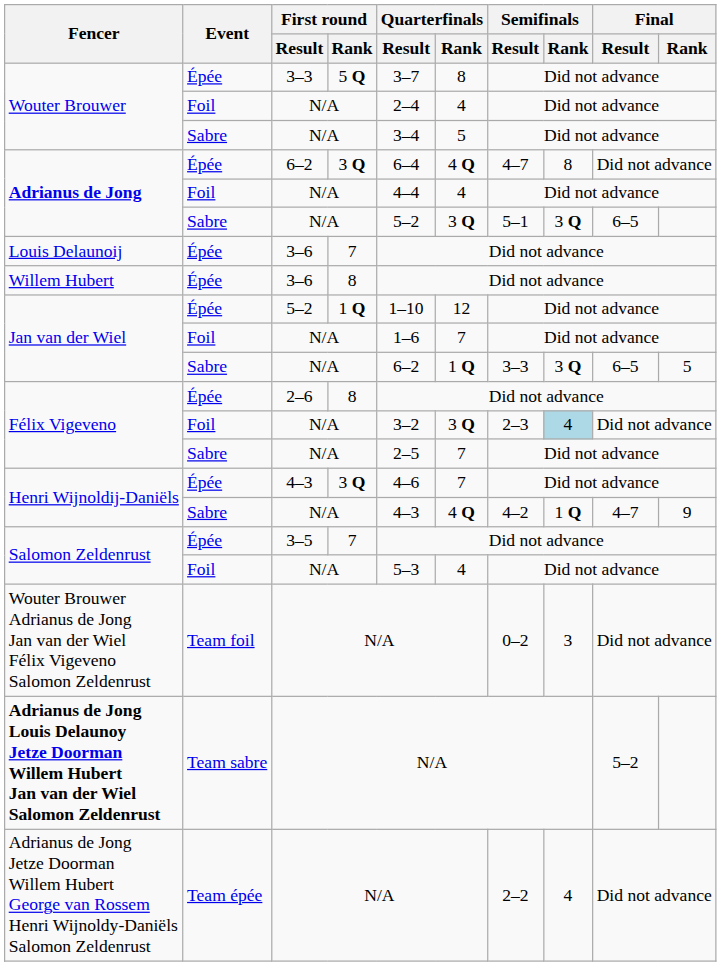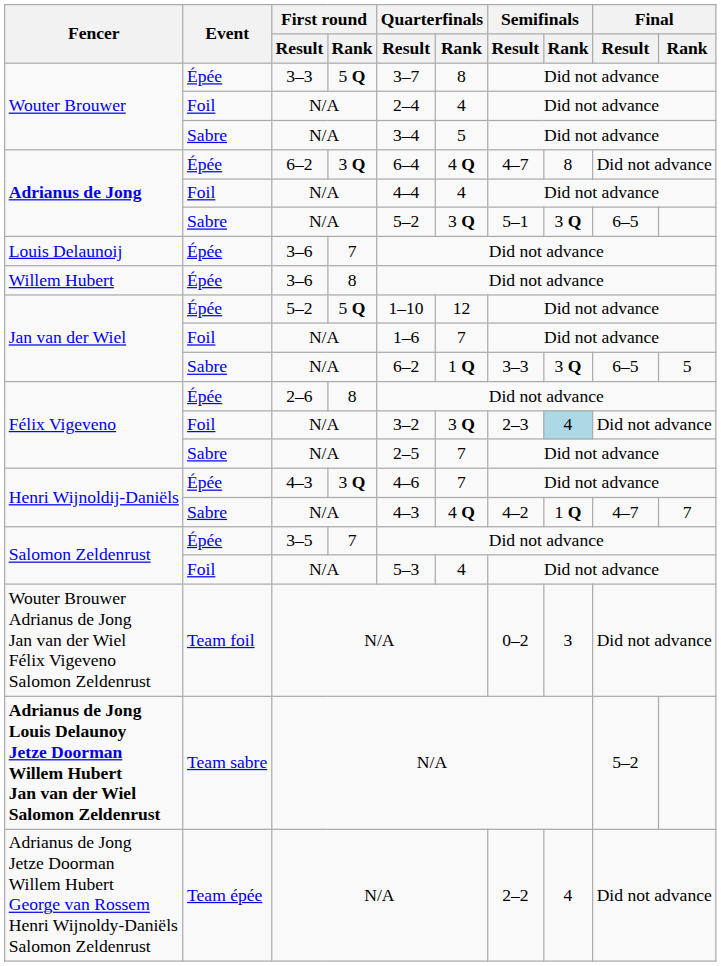(352, 309) 1 Q -> (352, 309) 5 Q
(687, 511) 9 -> (687, 511) 7
